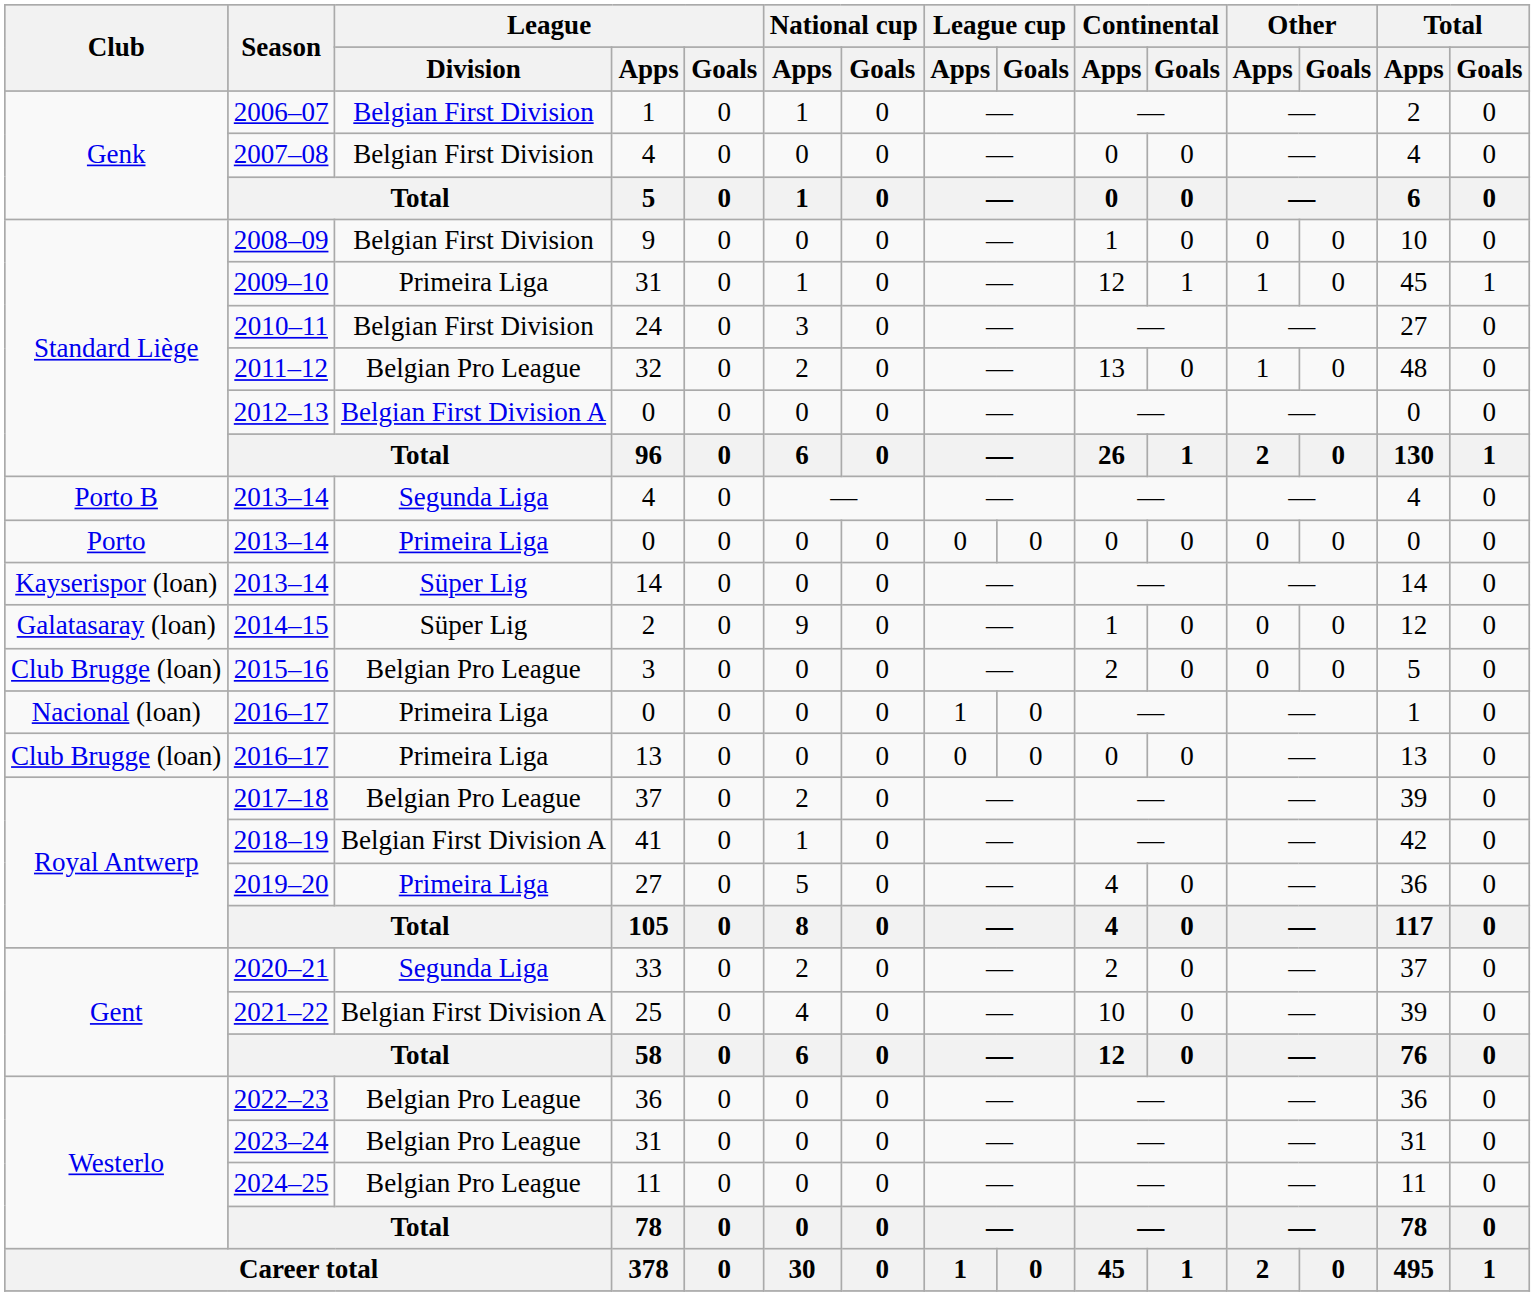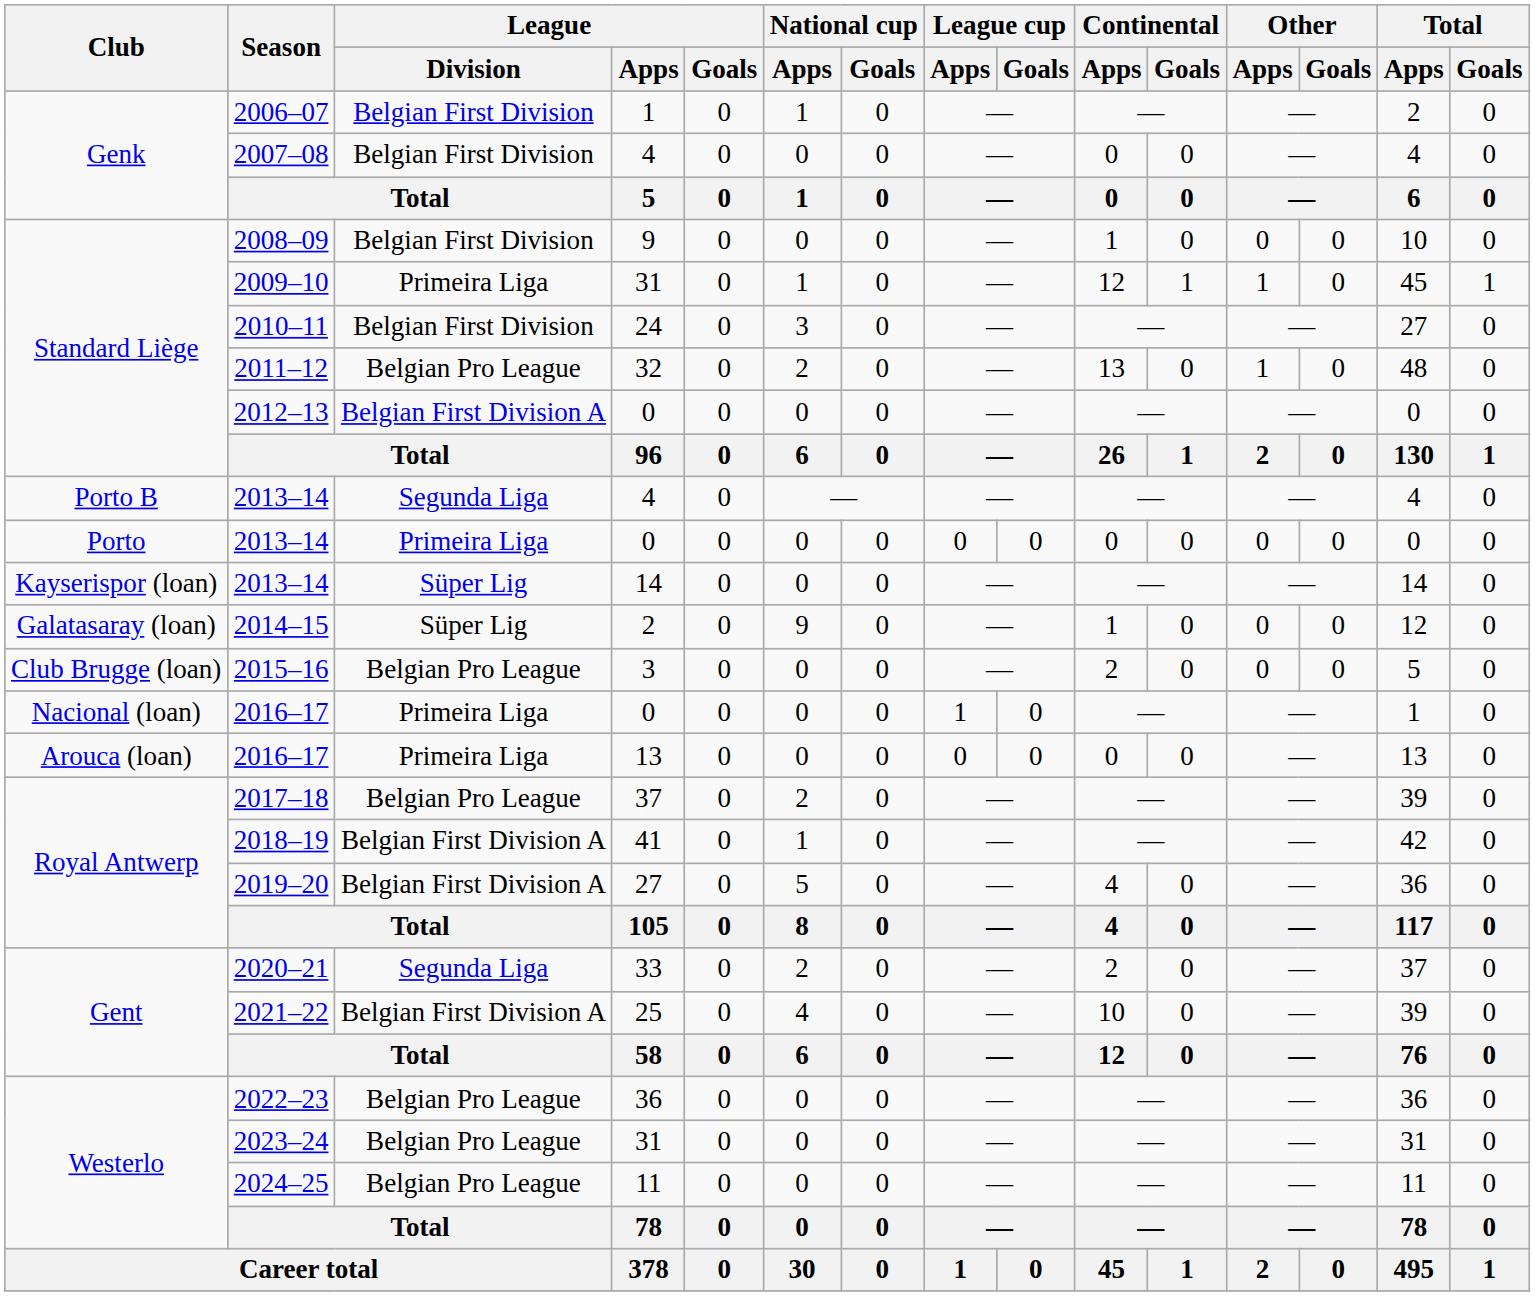(116, 754) Club Brugge (loan) -> (116, 754) Arouca (loan)
(473, 883) Primeira Liga -> (474, 883) Belgian First Division A
